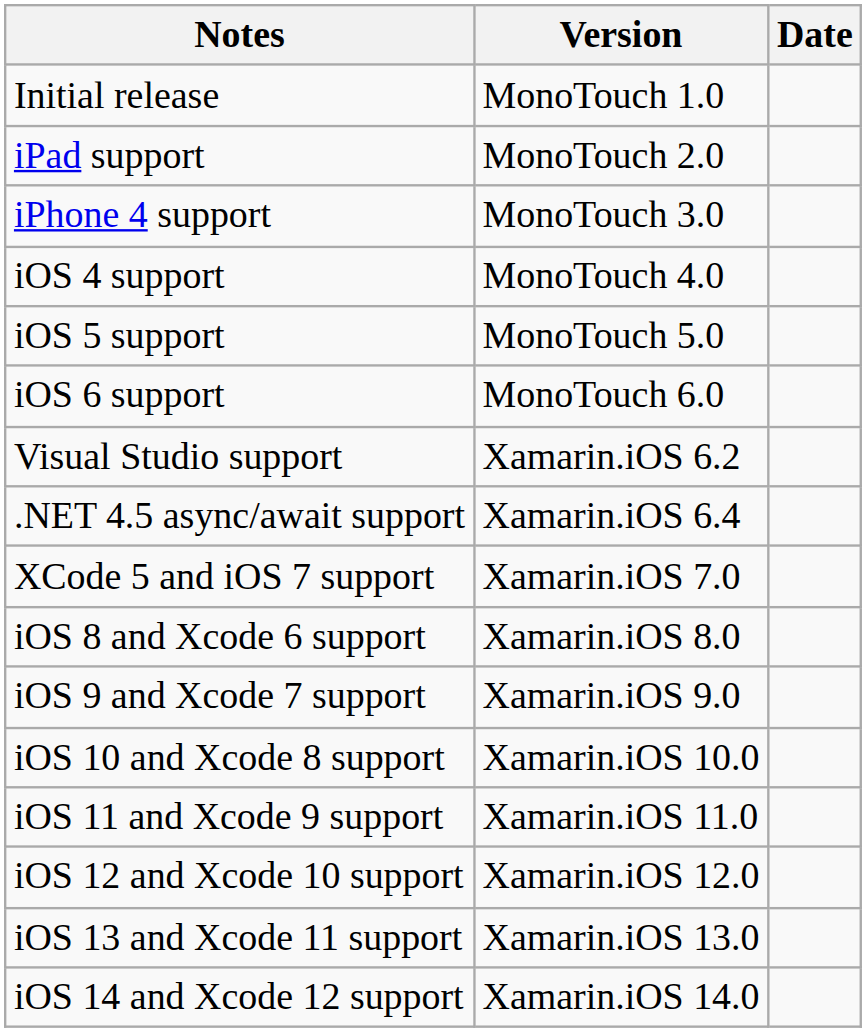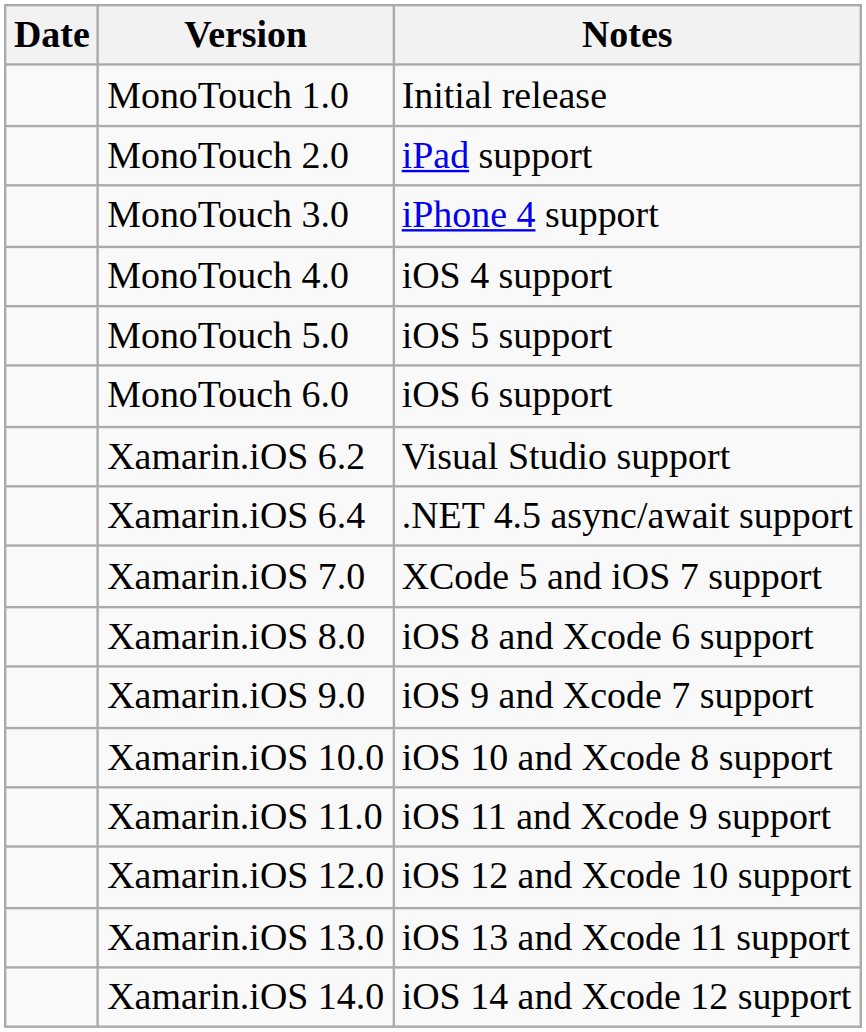columns swapped: (815, 34) <-> (239, 34)
